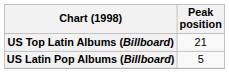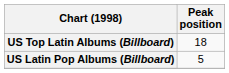(201, 42) 21 -> (201, 42) 18
